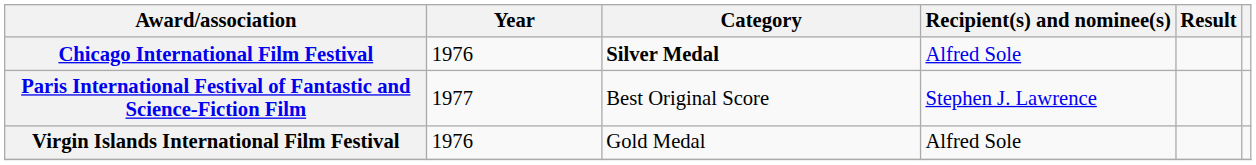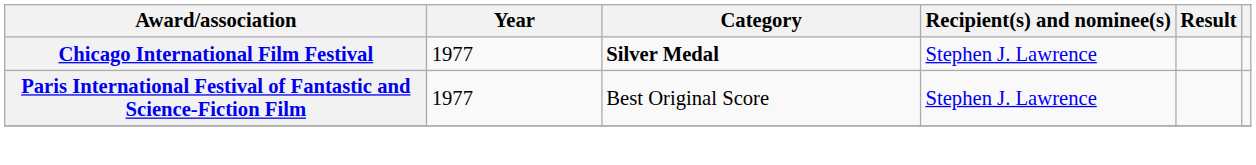(452, 53) 1976 -> (452, 53) 1977
(973, 53) Alfred Sole -> (1011, 53) Stephen J. Lawrence
- row: (216, 142)
